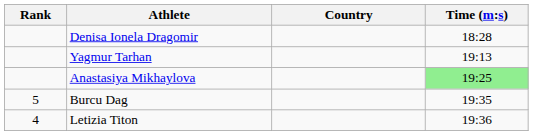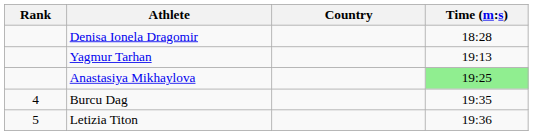(36, 99) 5 -> (36, 99) 4
(36, 120) 4 -> (36, 120) 5
